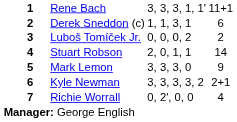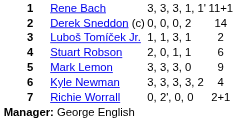(169, 23) 1, 1, 3, 1 -> (169, 23) 0, 0, 0, 2
(221, 23) 6 -> (221, 23) 14
(169, 38) 0, 0, 0, 2 -> (169, 38) 1, 1, 3, 1
(221, 53) 14 -> (221, 53) 6
(221, 83) 2+1 -> (221, 83) 4
(221, 98) 4 -> (221, 98) 2+1
